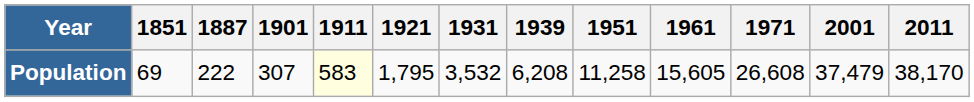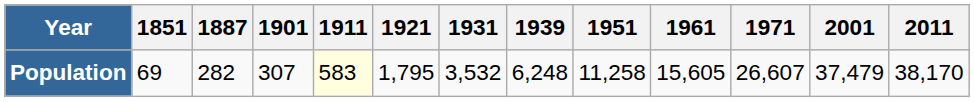(216, 72) 222 -> (216, 72) 282
(540, 72) 6,208 -> (540, 72) 6,248
(770, 72) 26,608 -> (770, 72) 26,607
